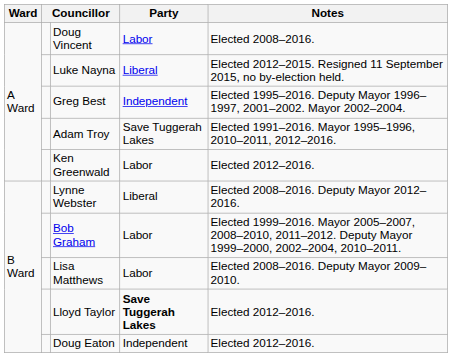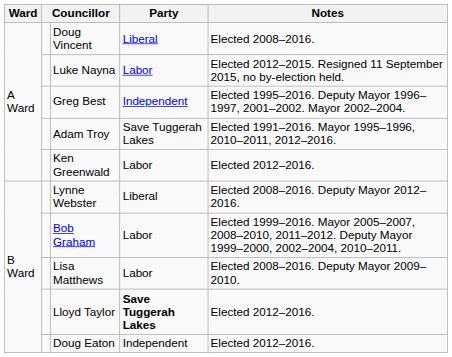(138, 38) Labor -> (140, 38) Liberal
(140, 70) Liberal -> (138, 70) Labor
